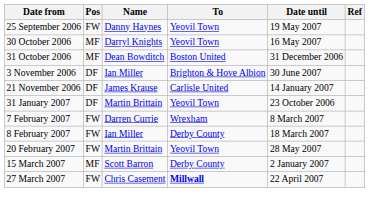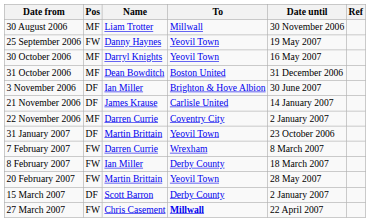+ row: (37, 27)
+ row: (44, 118)
(93, 164) MF -> (92, 194) DF
